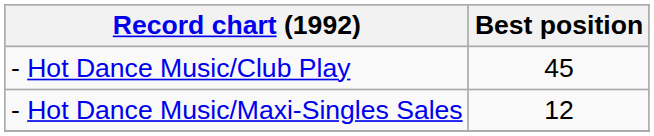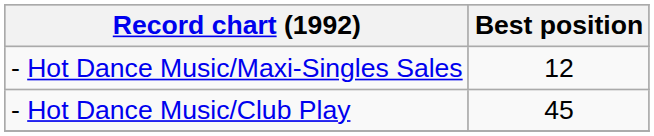rows swapped: (181, 67) <-> (237, 109)
